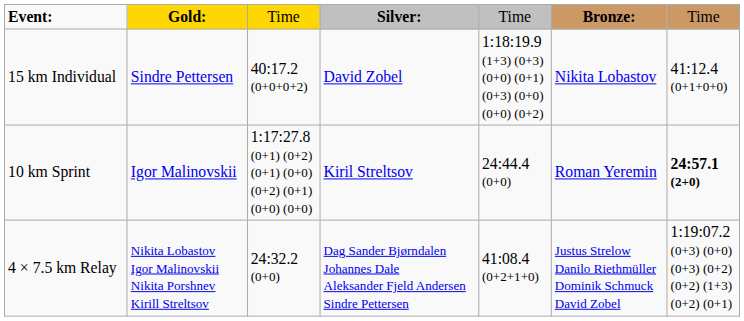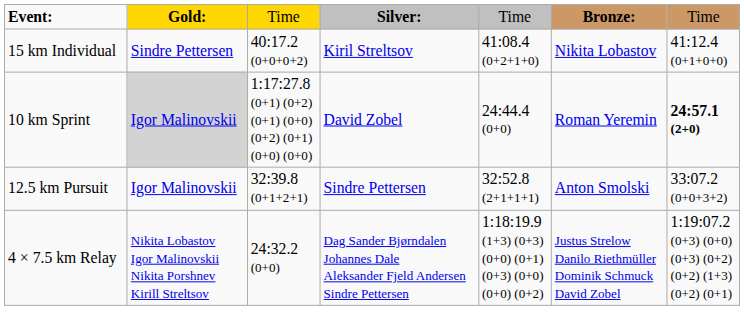(363, 77) David Zobel -> (368, 50) Kiril Streltsov
(513, 77) 1:18:19.9 (1+3) (0+3) (0+0) (0+1) (0+3) (0+0) (0+0) (0+2) -> (510, 50) 41:08.4 (0+2+1+0)
(184, 172) no background -> (184, 119) lightgrey background
(368, 172) Kiril Streltsov -> (363, 119) David Zobel
+ row: (58, 188)
(510, 267) 41:08.4 (0+2+1+0) -> (513, 257) 1:18:19.9 (1+3) (0+3) (0+0) (0+1) (0+3) (0+0) (0+0) (0+2)
